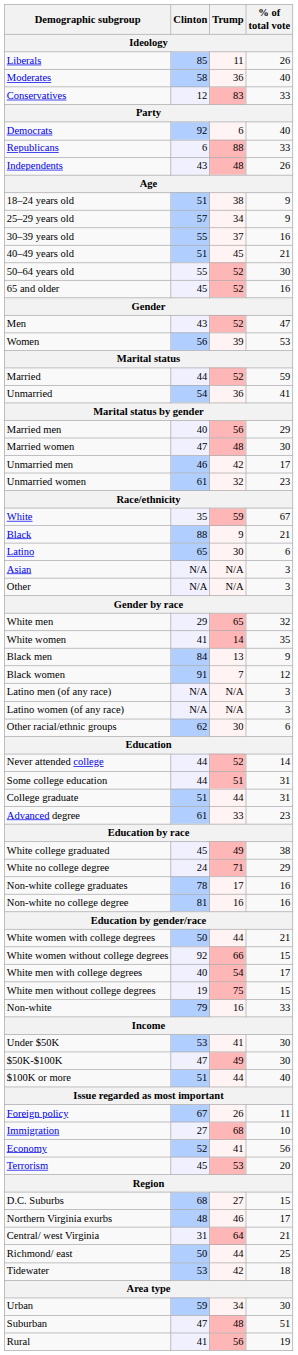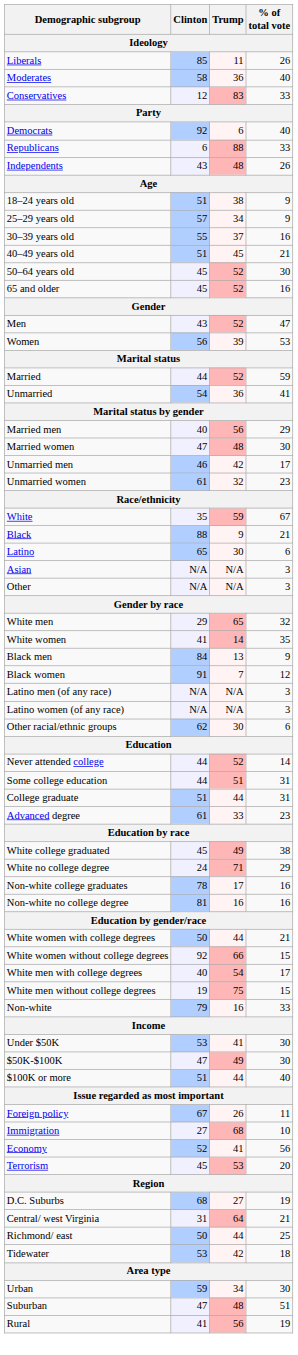(202, 271) 55 -> (202, 271) 45
(285, 1201) 15 -> (285, 1201) 19
- row: (59, 1219)
